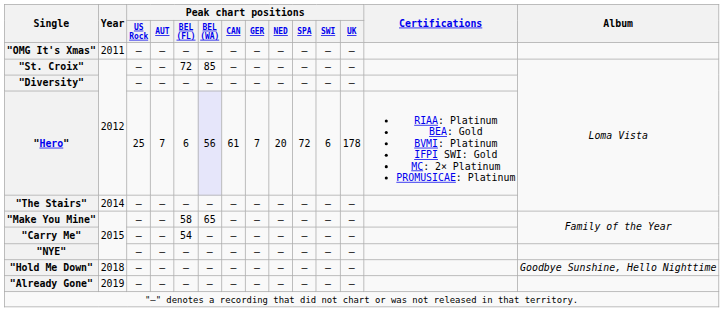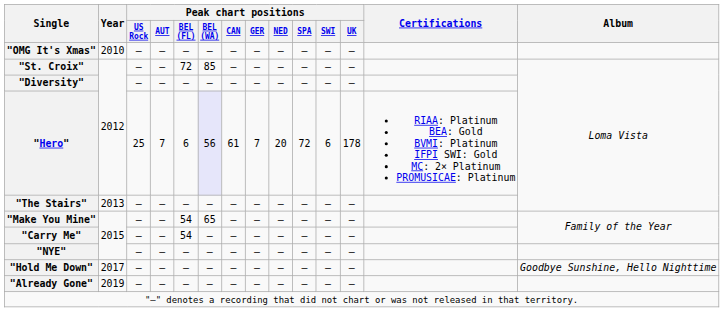(113, 51) 2011 -> (113, 51) 2010
(113, 203) 2014 -> (113, 203) 2013
(186, 219) 58 -> (186, 219) 54
(113, 268) 2018 -> (113, 268) 2017
